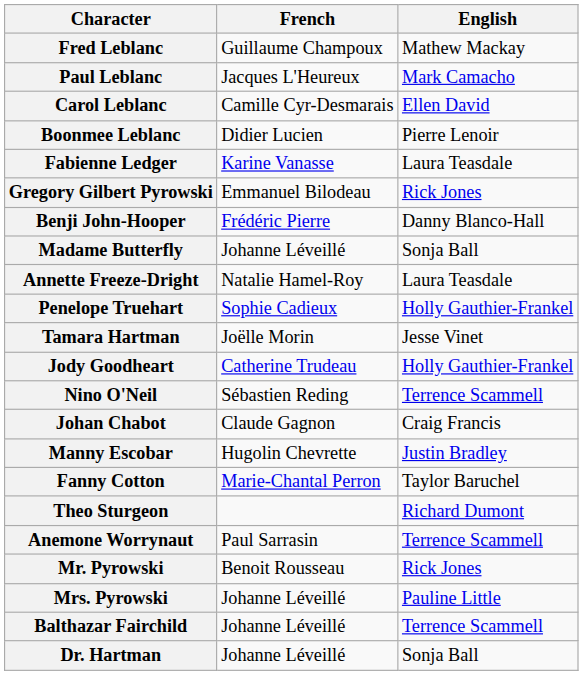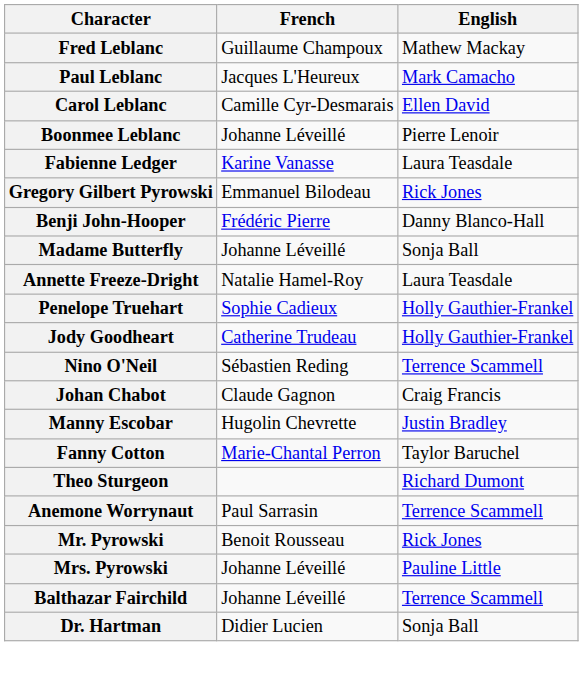(272, 134) Didier Lucien -> (283, 134) Johanne Léveillé
- row: (111, 337)
(283, 655) Johanne Léveillé -> (272, 626) Didier Lucien
